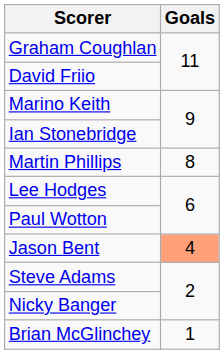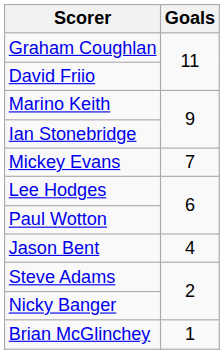- row: (65, 162)
+ row: (64, 162)
(190, 248) lightsalmon background -> (190, 248) no background
